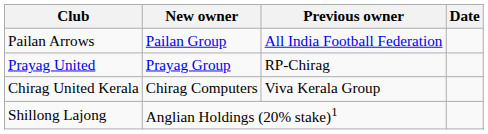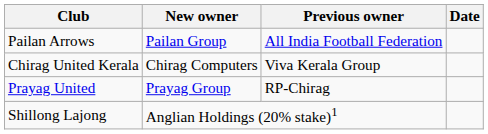rows swapped: (52, 64) <-> (73, 88)
